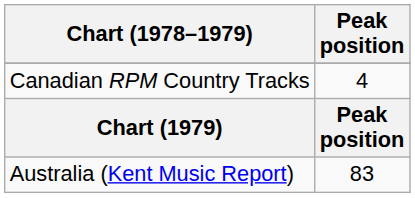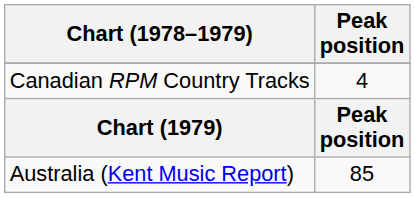(362, 174) 83 -> (362, 174) 85
